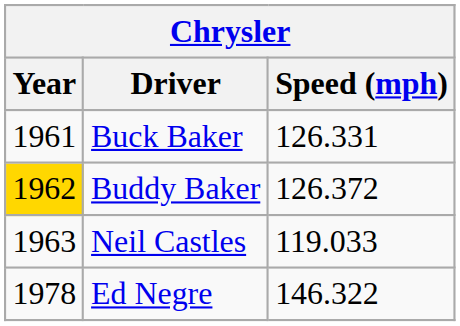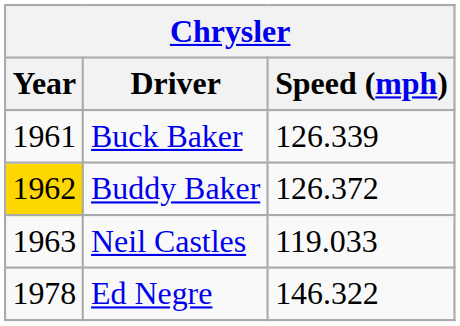(327, 136) 126.331 -> (327, 136) 126.339
